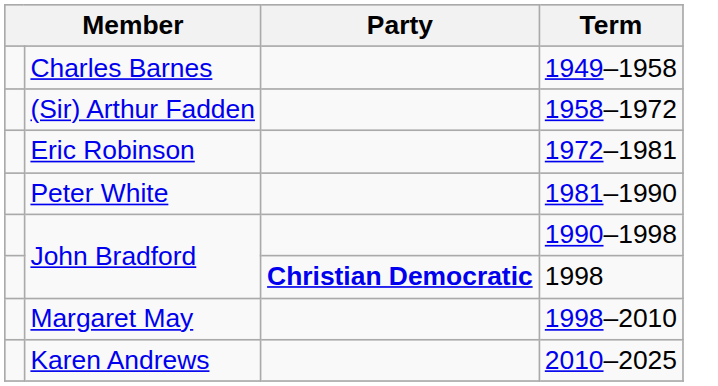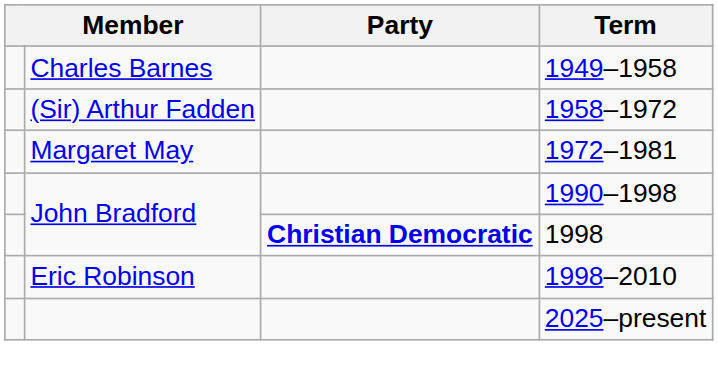(113, 151) Eric Robinson -> (112, 151) Margaret May
- row: (611, 192)
(112, 318) Margaret May -> (113, 276) Eric Robinson
- row: (611, 360)
+ row: (626, 318)
